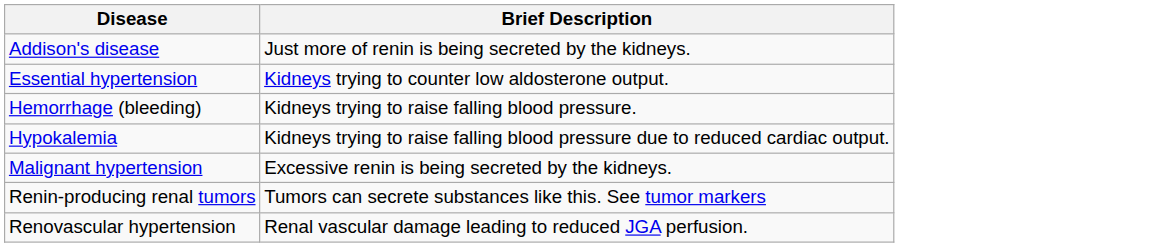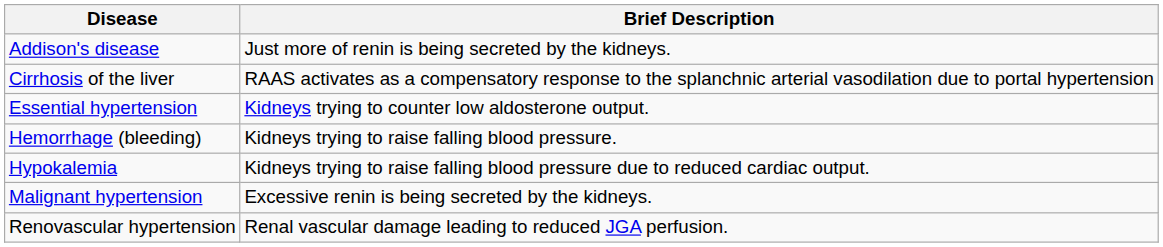+ row: (92, 78)
- row: (132, 197)
